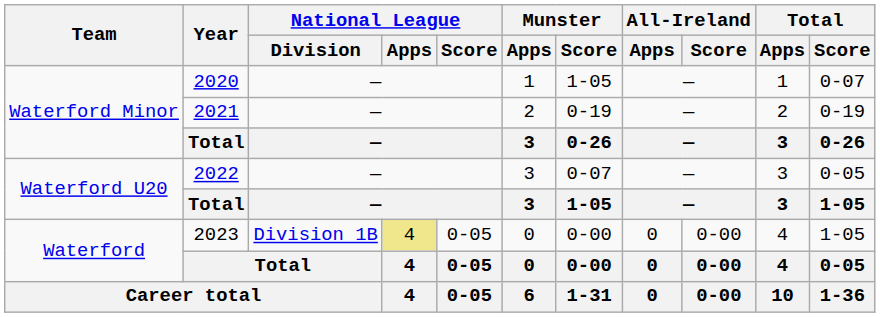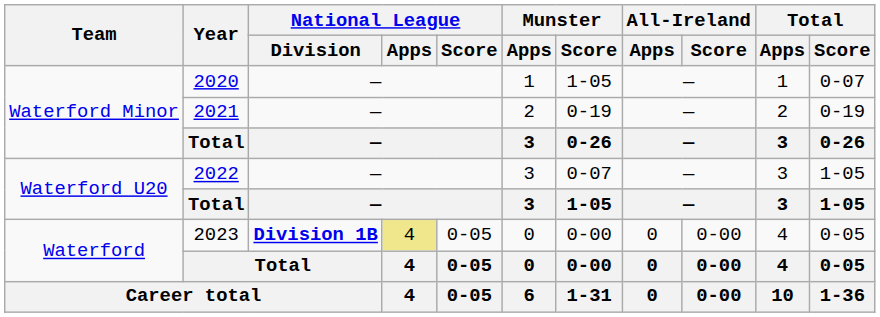(842, 174) 0-05 -> (842, 174) 1-05
(316, 235) normal -> (316, 235) bold
(842, 235) 1-05 -> (842, 235) 0-05
